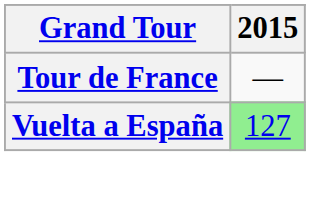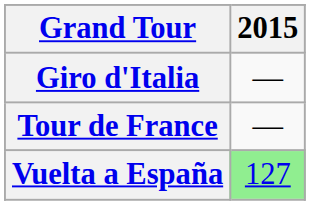+ row: (118, 77)
